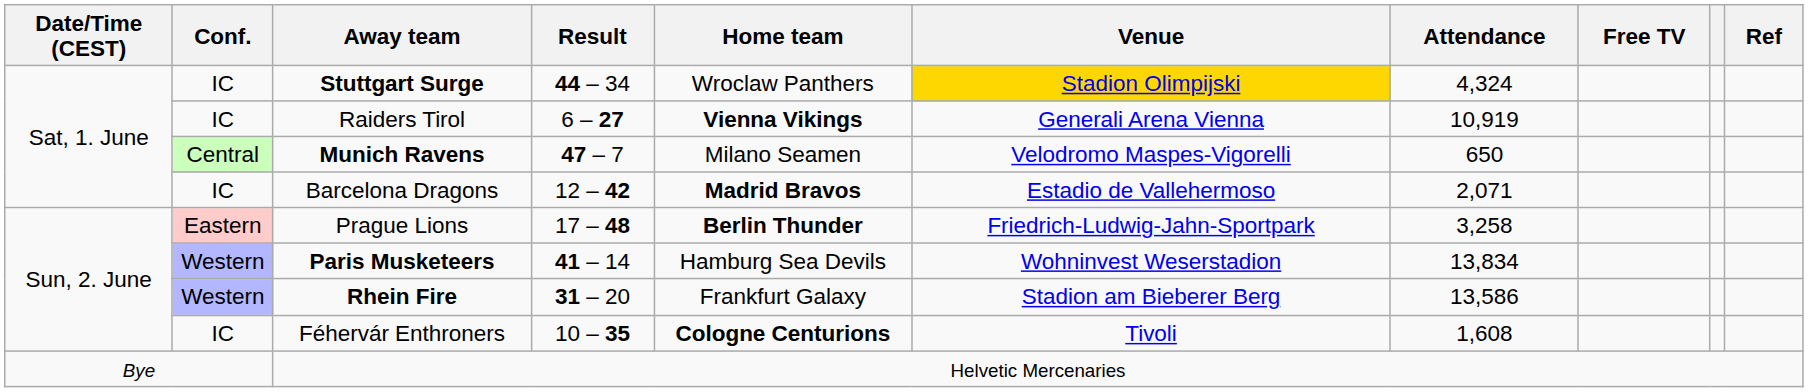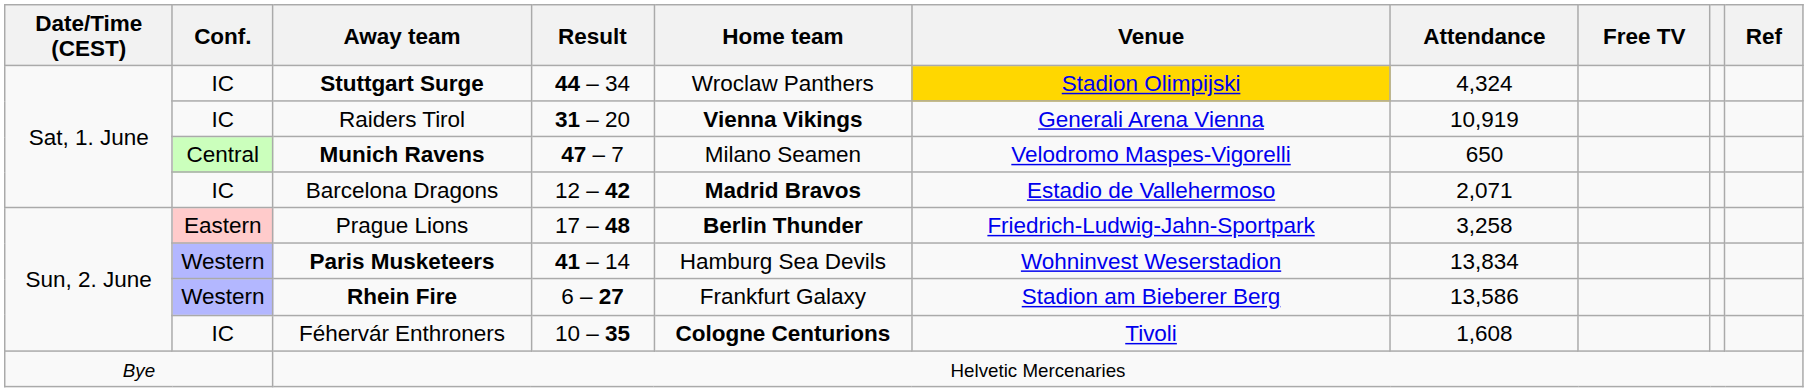(592, 119) 6 – 27 -> (592, 119) 31 – 20
(592, 297) 31 – 20 -> (592, 297) 6 – 27
